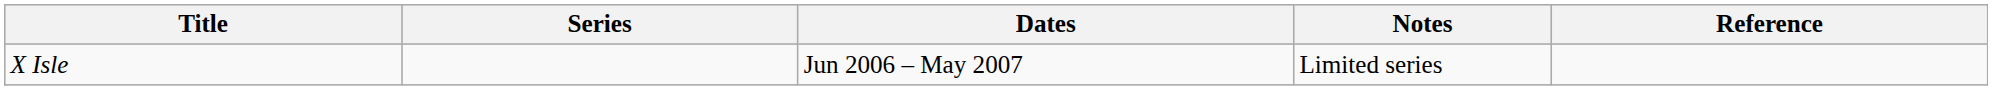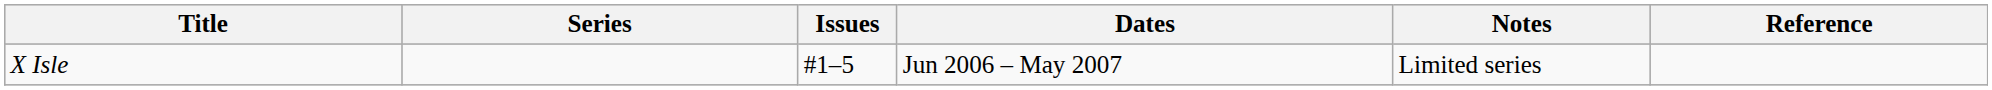+ column: (847, 24)
